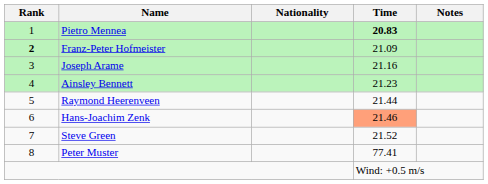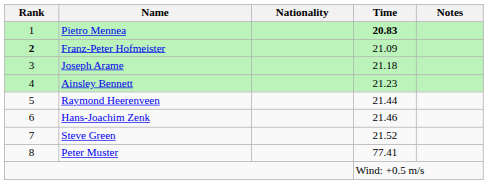(385, 65) 21.16 -> (385, 65) 21.18
(385, 118) lightsalmon background -> (385, 118) no background
